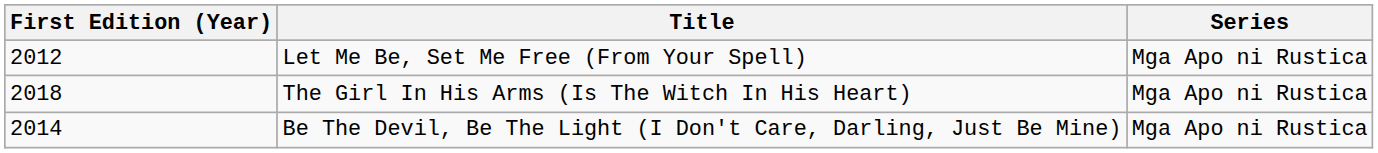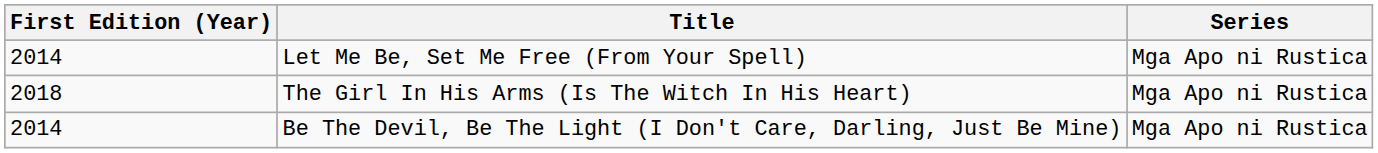(36, 58) 2012 -> (36, 58) 2014
